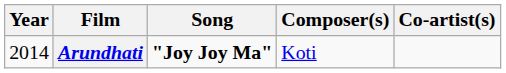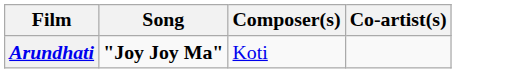- column: (29, 20)
